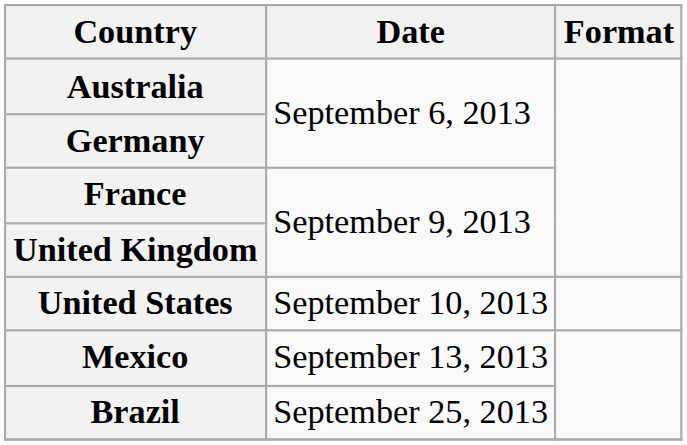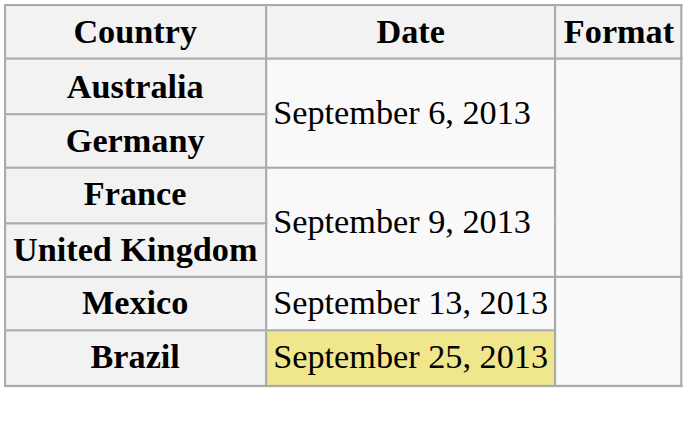- row: (135, 303)
(411, 411) no background -> (411, 357) khaki background
